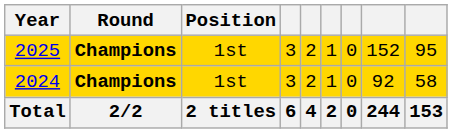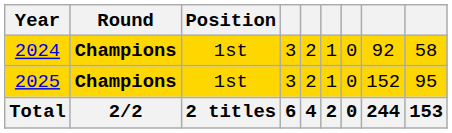rows swapped: (37, 82) <-> (37, 51)
